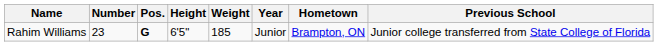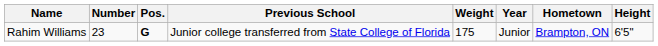columns swapped: (188, 13) <-> (510, 13)
(221, 31) 185 -> (465, 31) 175
